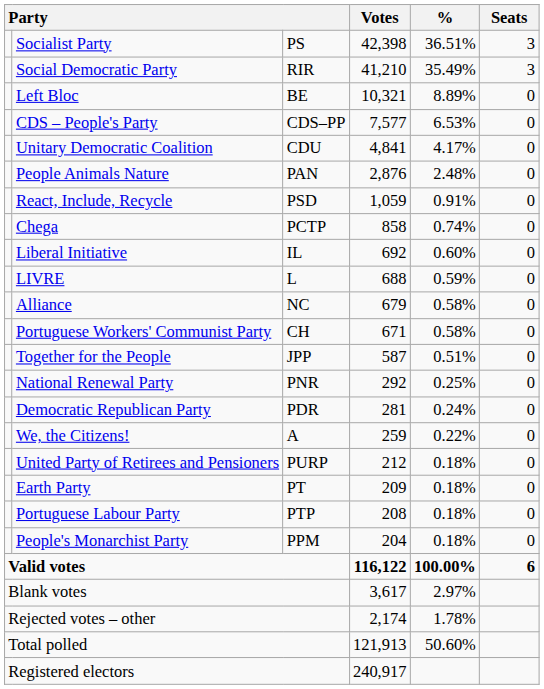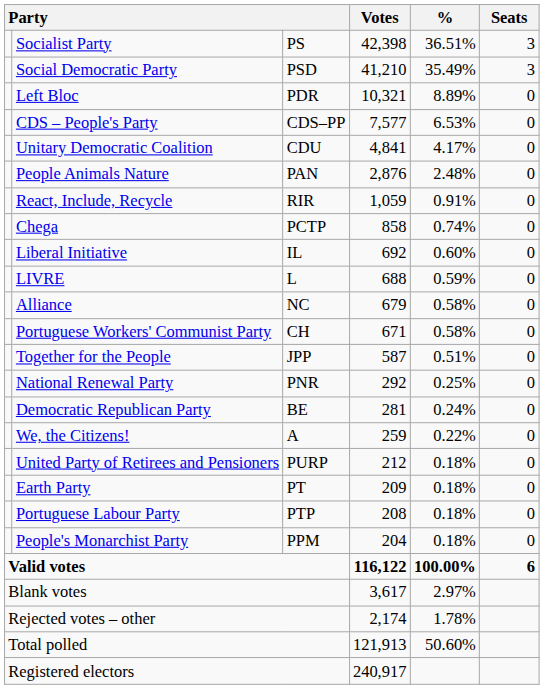(300, 69) RIR -> (302, 69) PSD
(297, 95) BE -> (303, 95) PDR
(302, 200) PSD -> (300, 200) RIR
(303, 409) PDR -> (297, 409) BE
